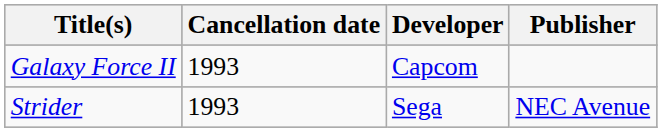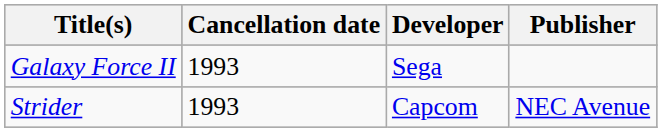(435, 65) Capcom -> (417, 65) Sega
(417, 106) Sega -> (435, 106) Capcom
